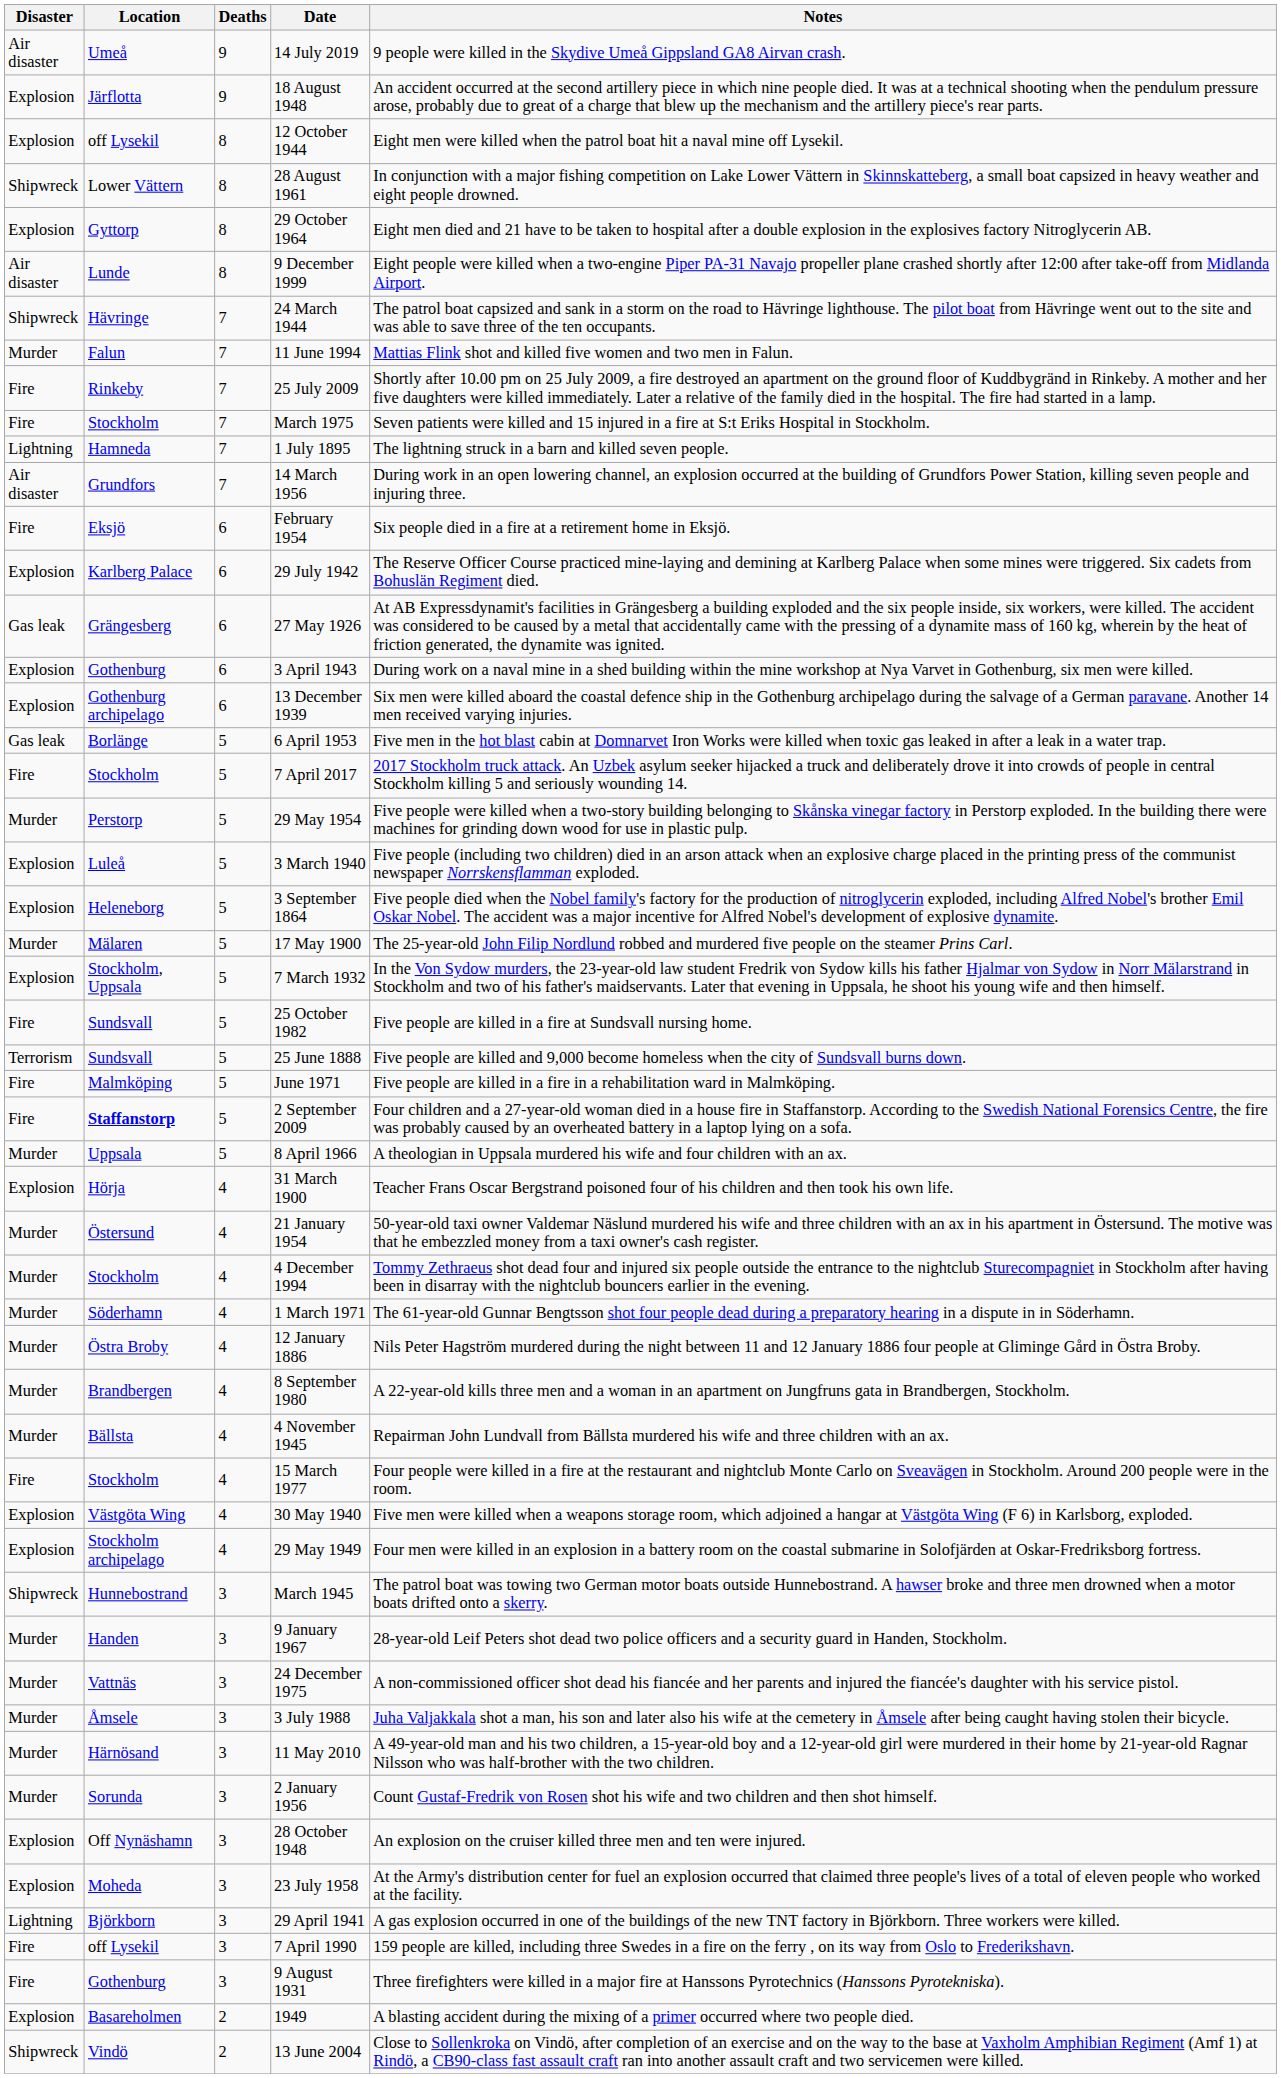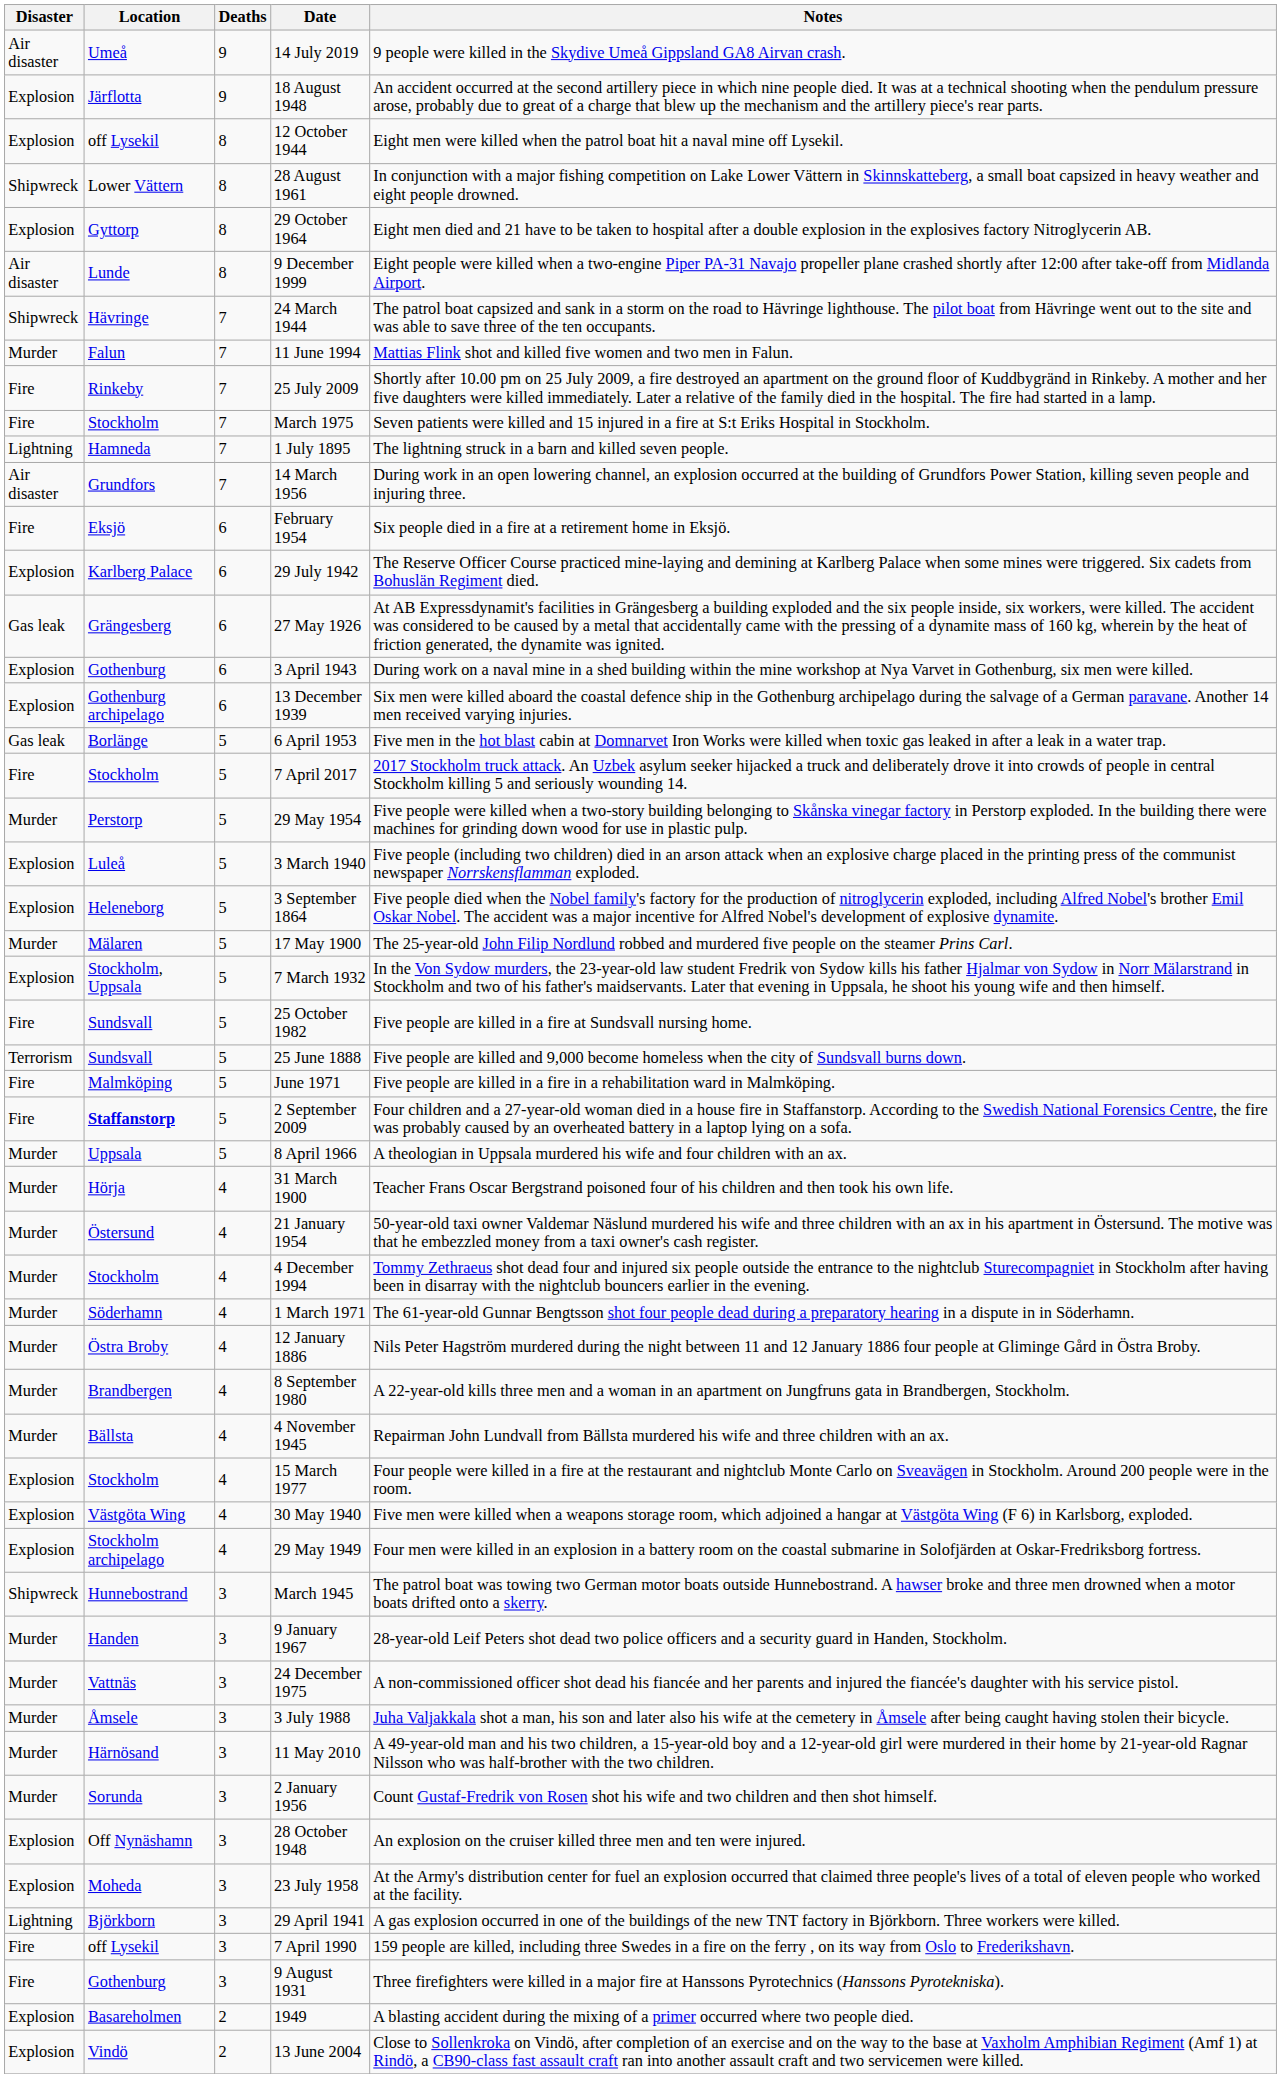(41, 1188) Explosion -> (33, 1188) Murder
(21, 1479) Fire -> (41, 1479) Explosion
(43, 2051) Shipwreck -> (41, 2051) Explosion
